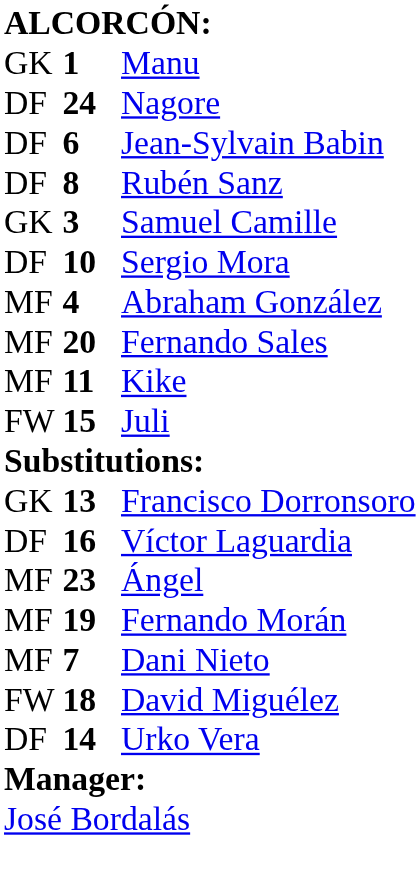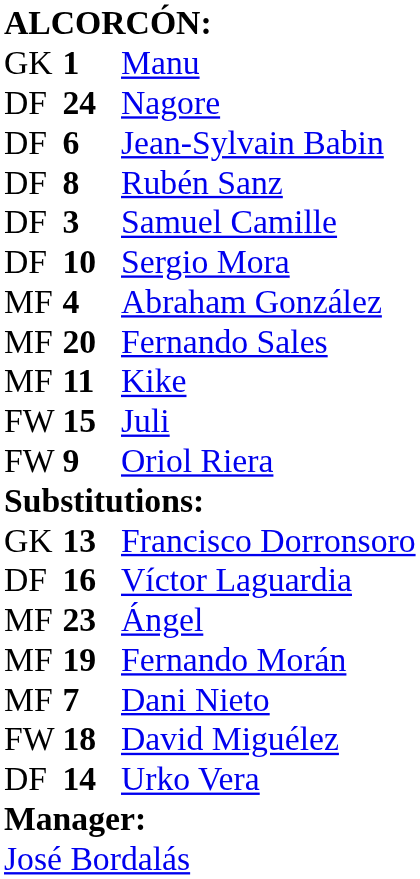(28, 222) GK -> (26, 222) DF
+ row: (197, 460)
